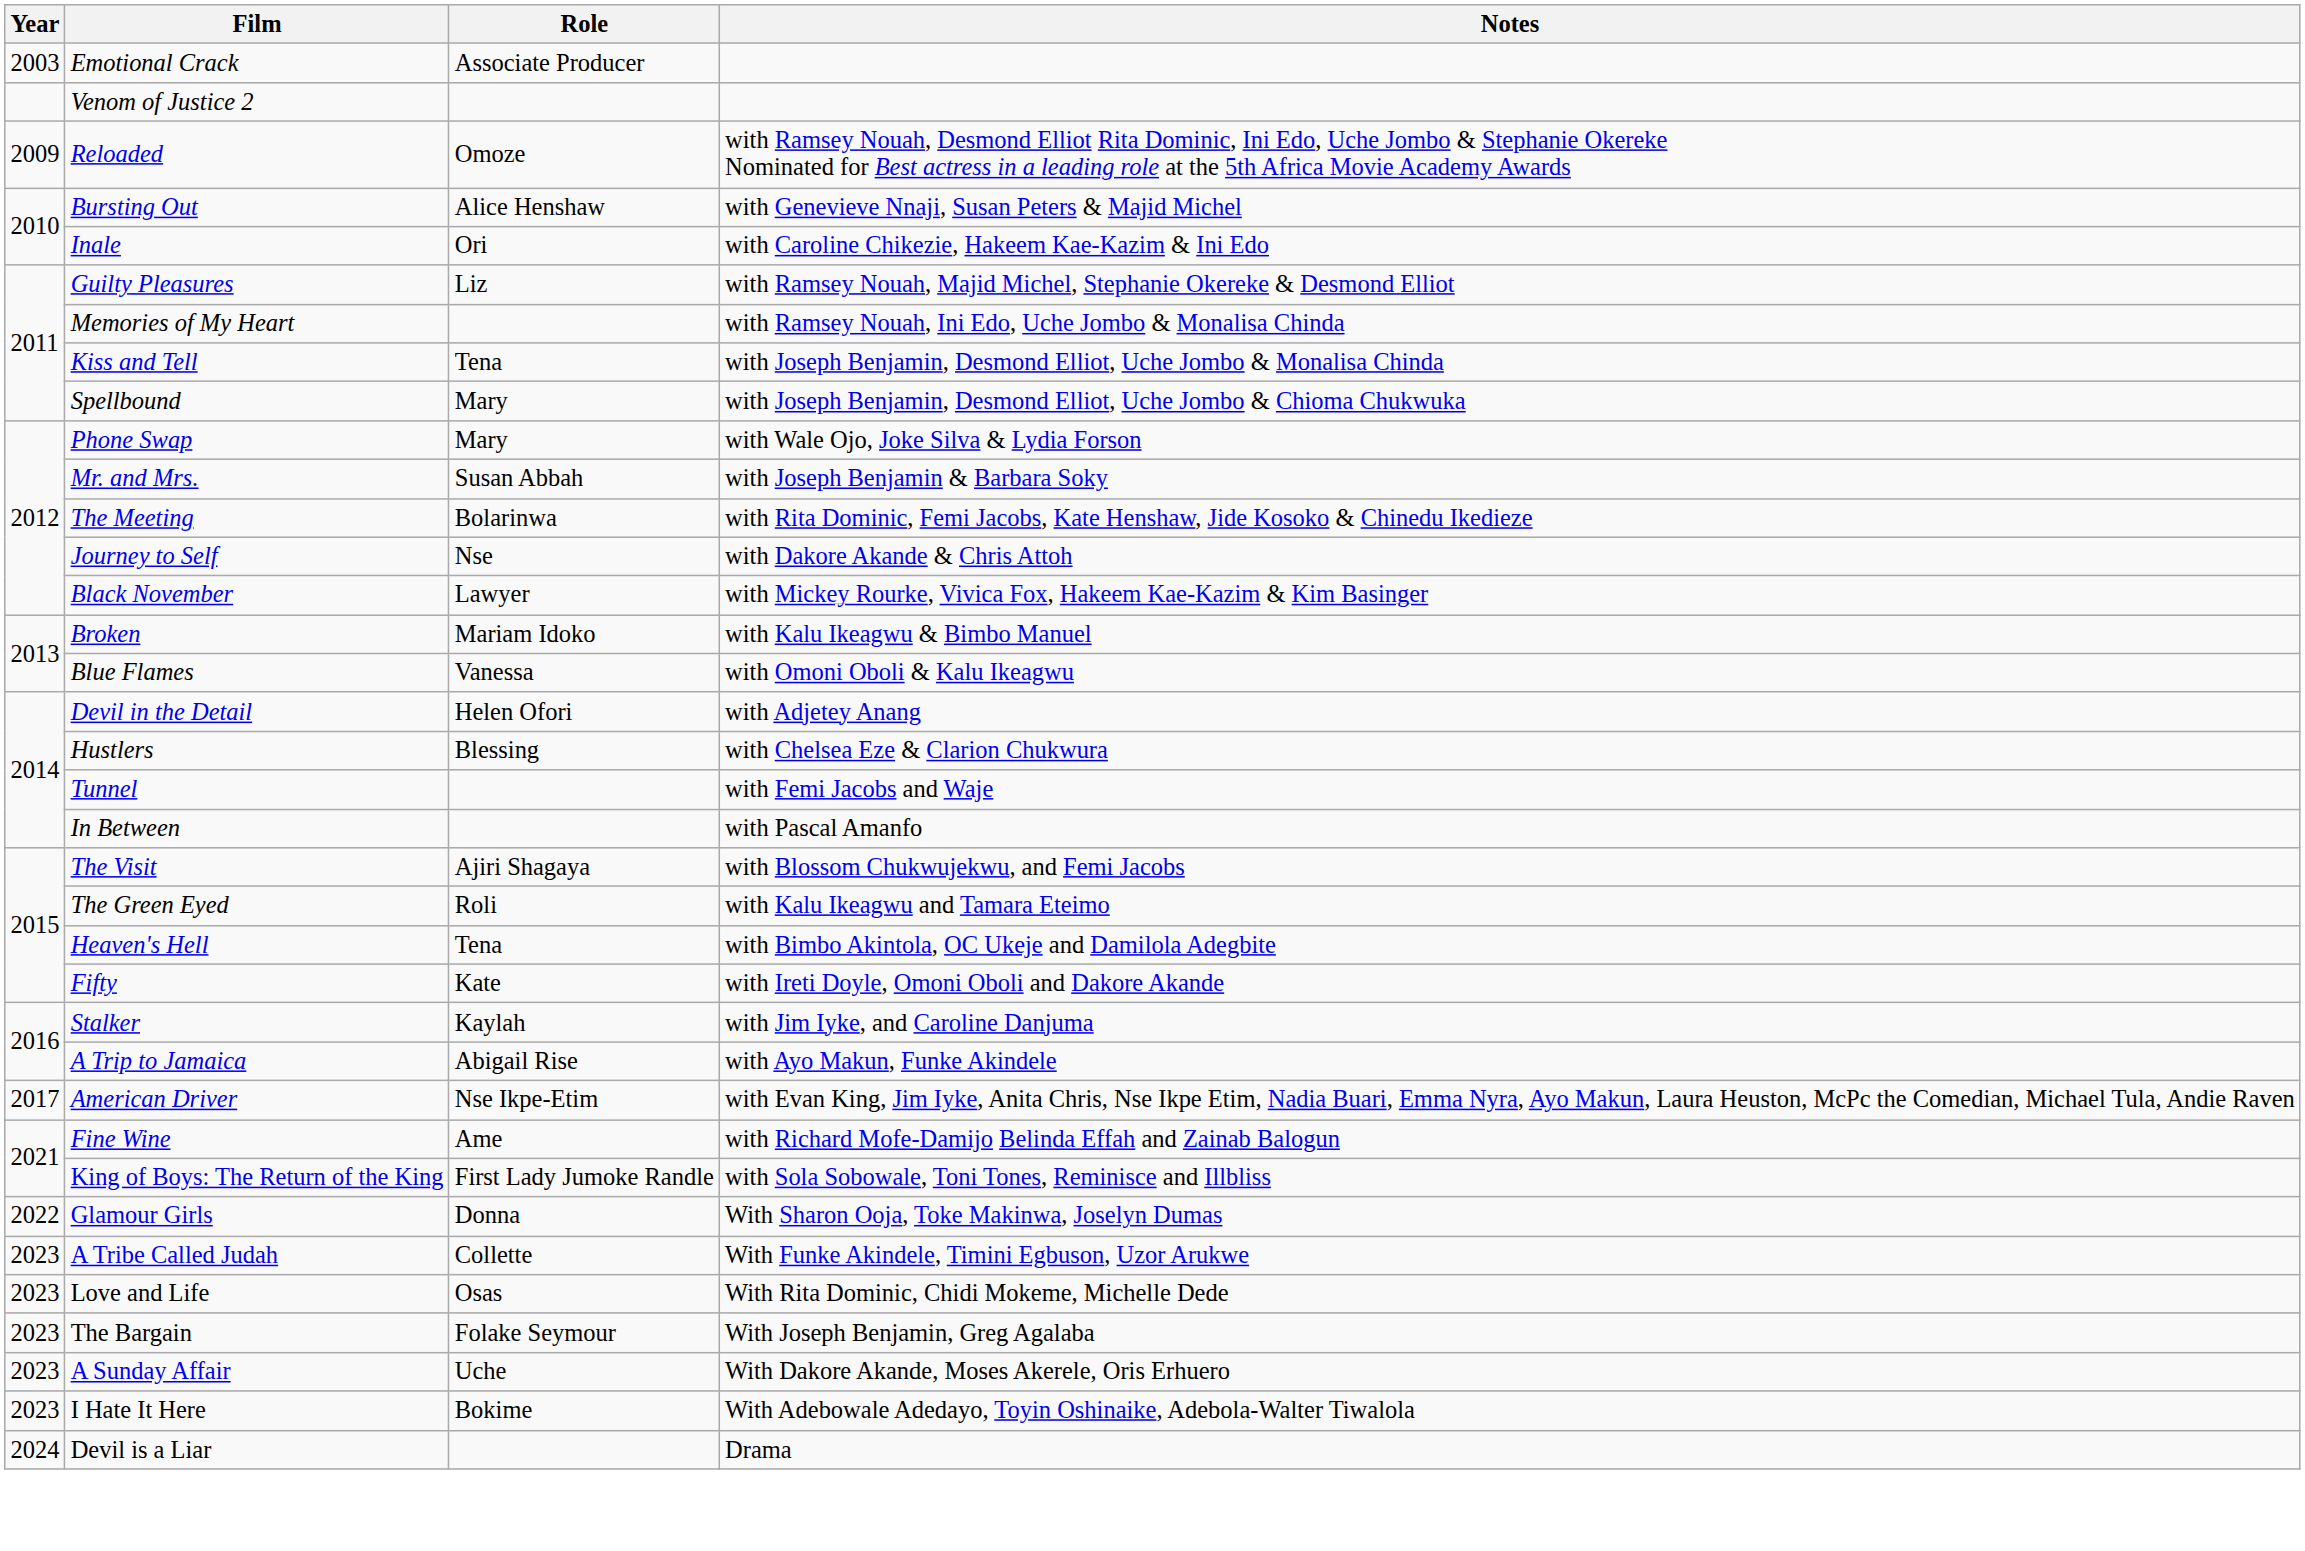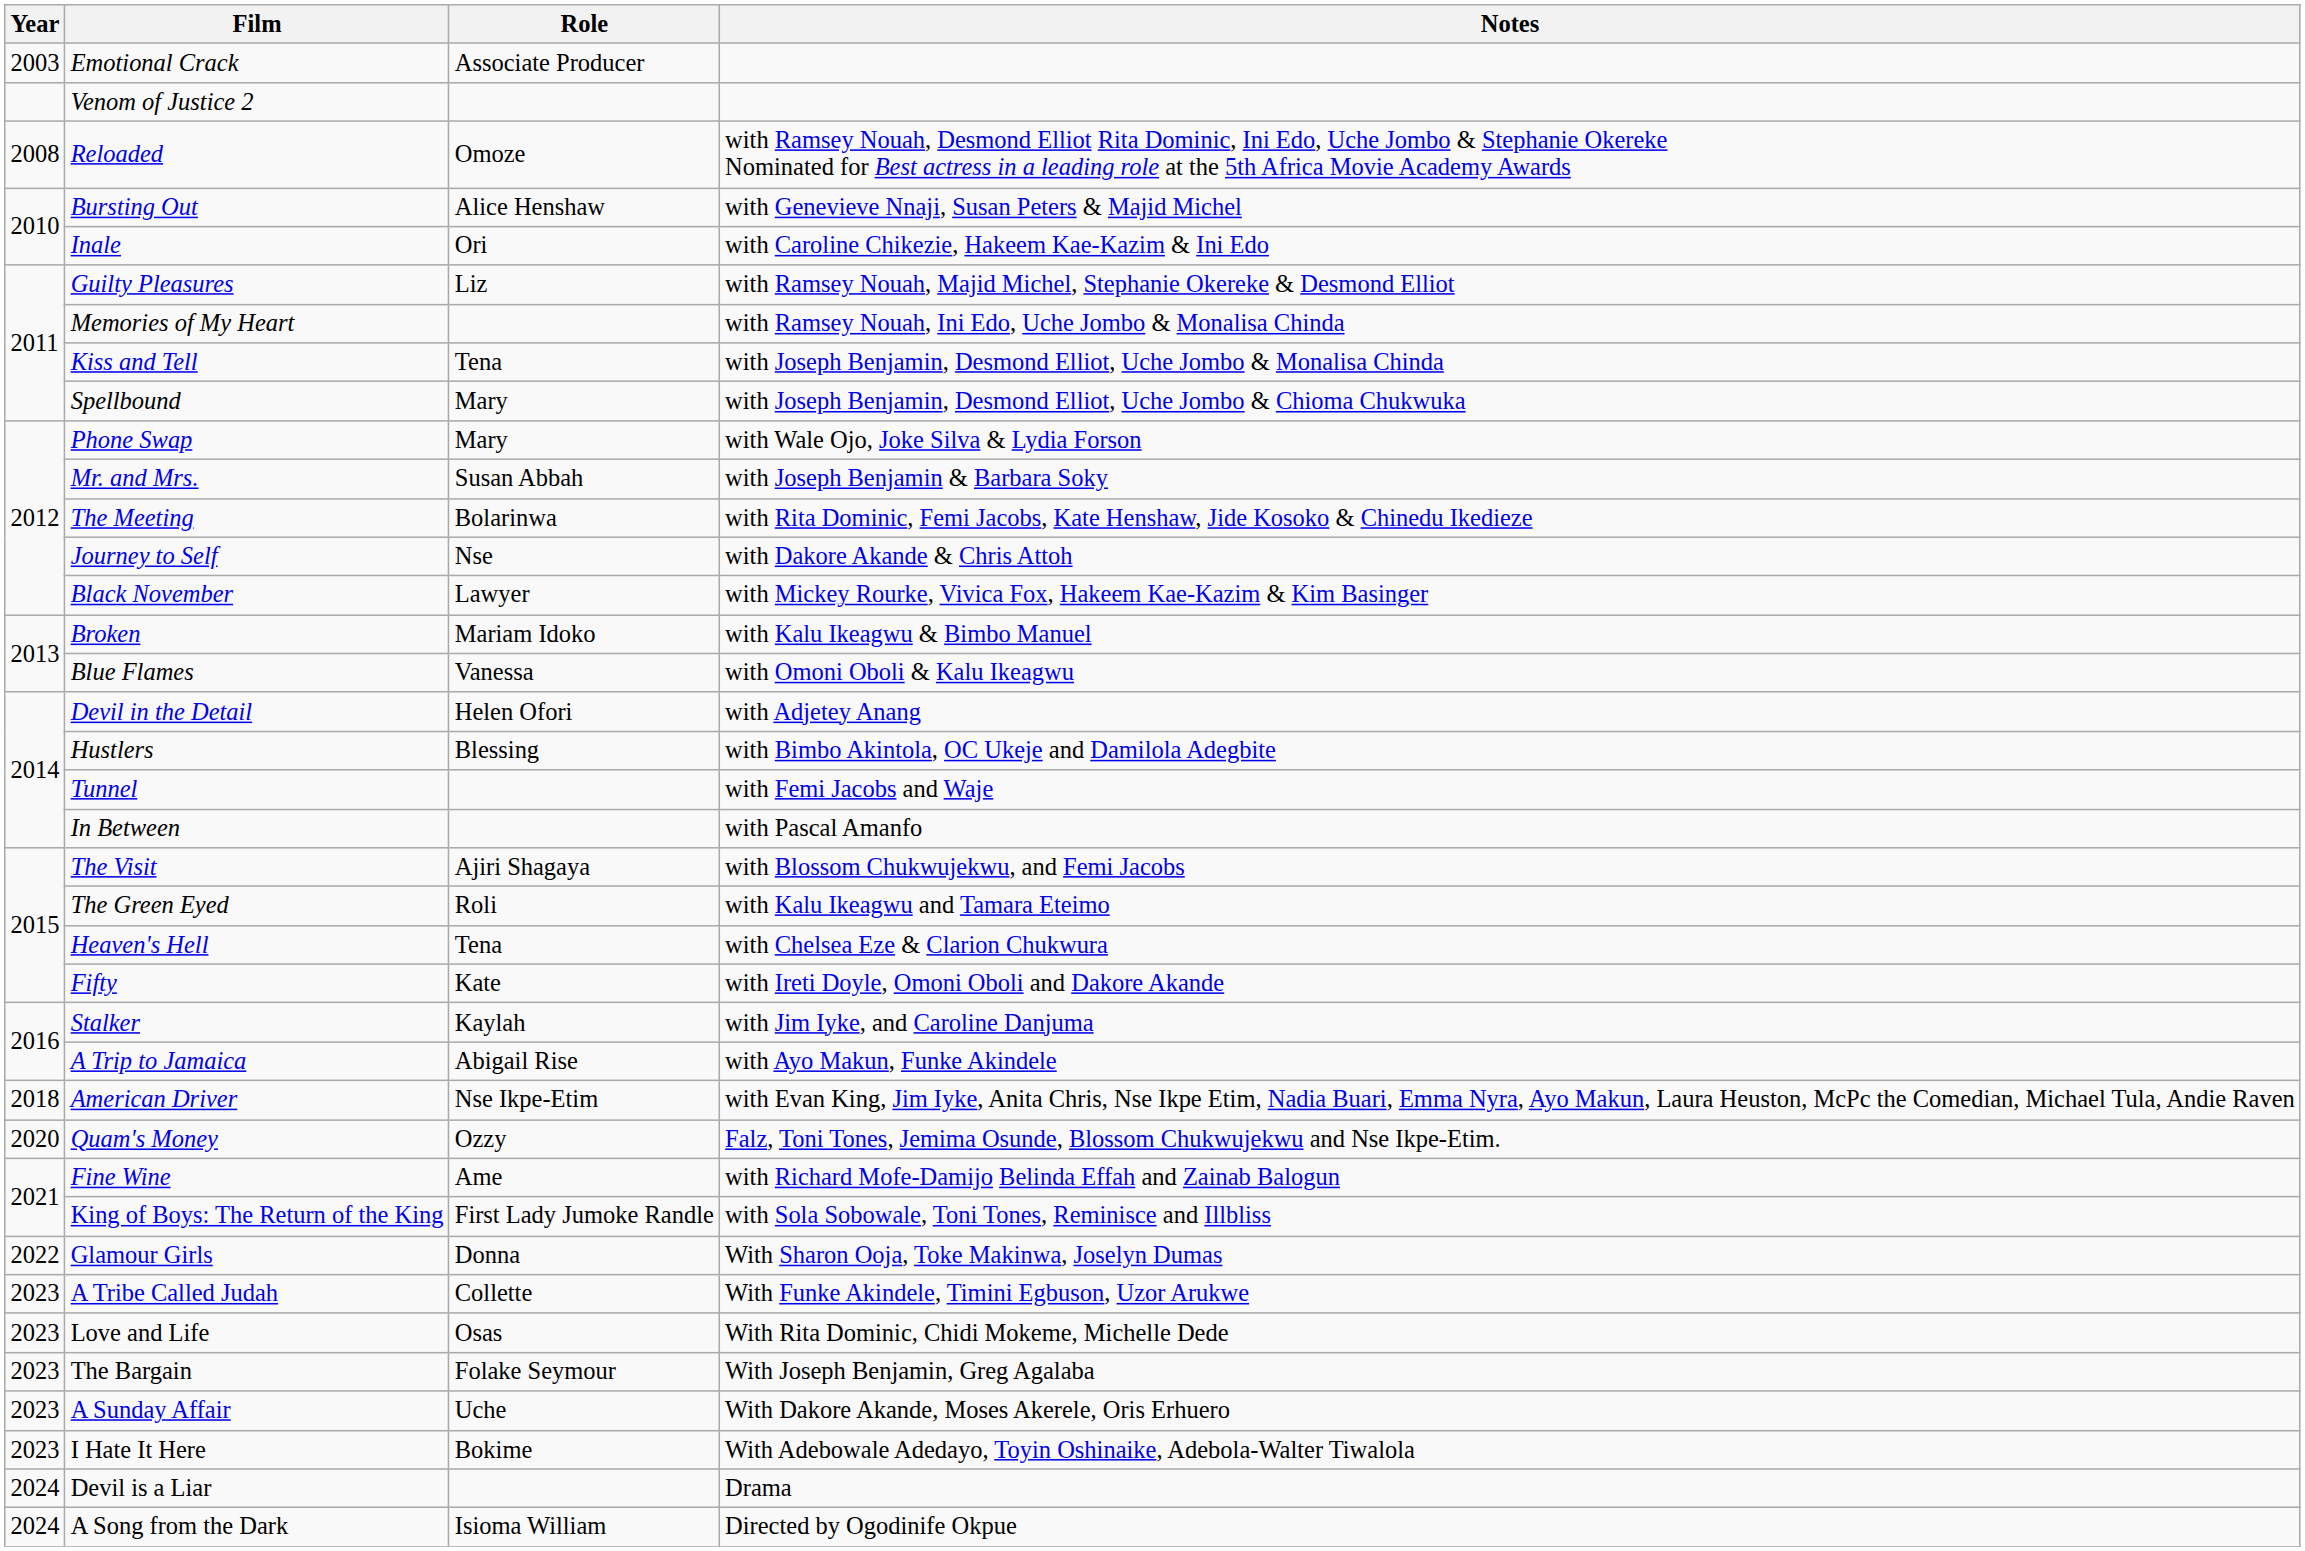(35, 154) 2009 -> (35, 154) 2008
(917, 750) with Chelsea Eze & Clarion Chukwura -> (1000, 750) with Bimbo Akintola, OC Ukeje and Damilola Adegbite
(1000, 944) with Bimbo Akintola, OC Ukeje and Damilola Adegbite -> (917, 944) with Chelsea Eze & Clarion Chukwura
(35, 1099) 2017 -> (35, 1099) 2018
+ row: (144, 1138)
+ row: (179, 1526)
